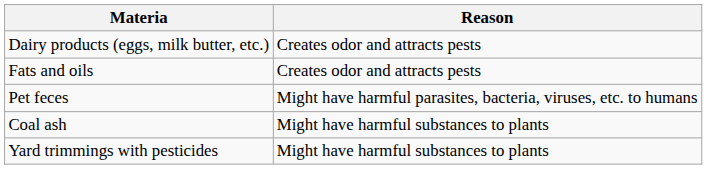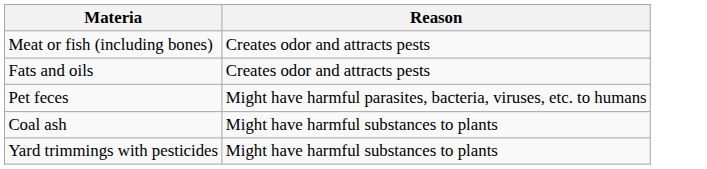+ row: (111, 44)
- row: (139, 44)
